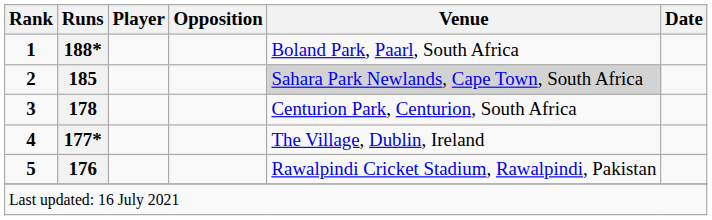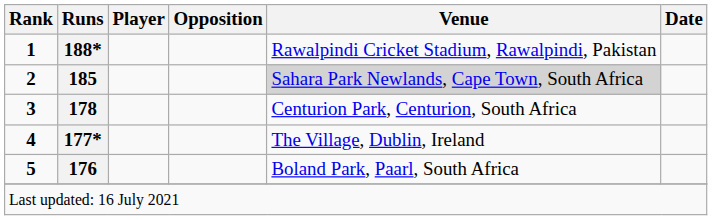(395, 49) Boland Park, Paarl, South Africa -> (464, 49) Rawalpindi Cricket Stadium, Rawalpindi, Pakistan
(464, 169) Rawalpindi Cricket Stadium, Rawalpindi, Pakistan -> (395, 169) Boland Park, Paarl, South Africa
